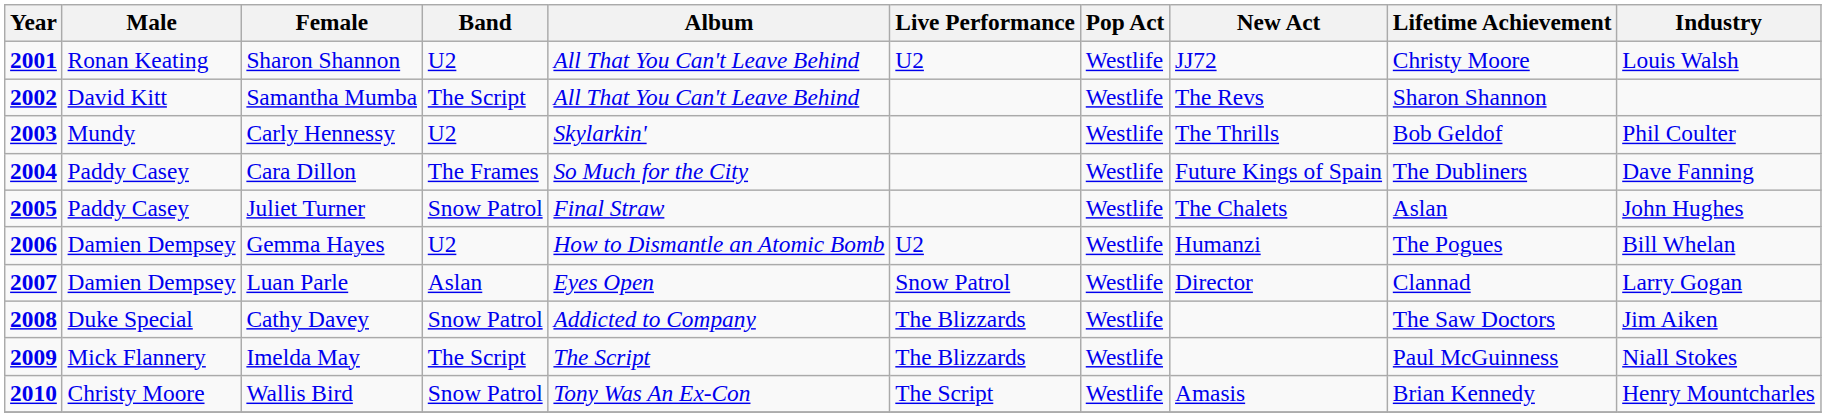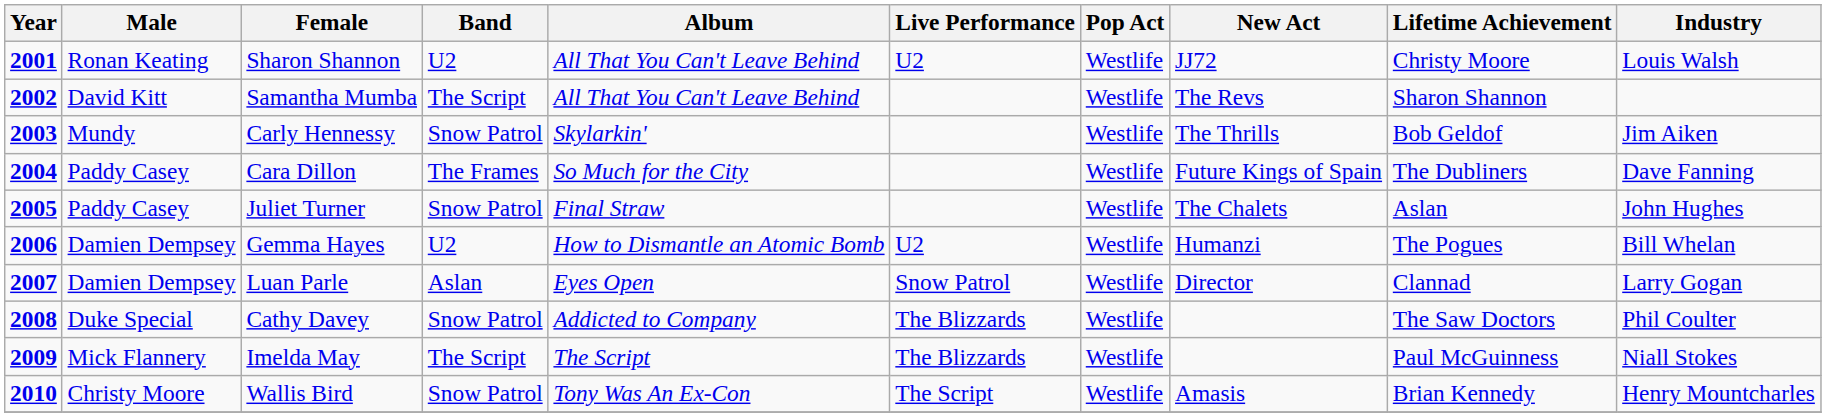(442, 134) U2 -> (485, 134) Snow Patrol
(1679, 134) Phil Coulter -> (1670, 134) Jim Aiken
(1670, 319) Jim Aiken -> (1679, 319) Phil Coulter
